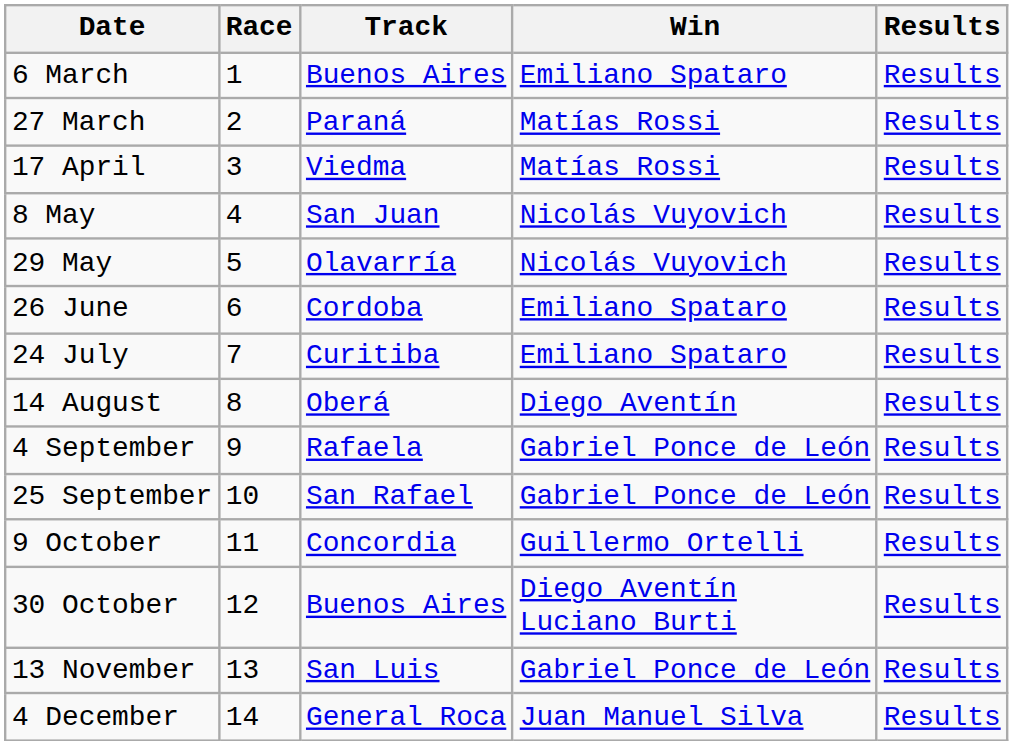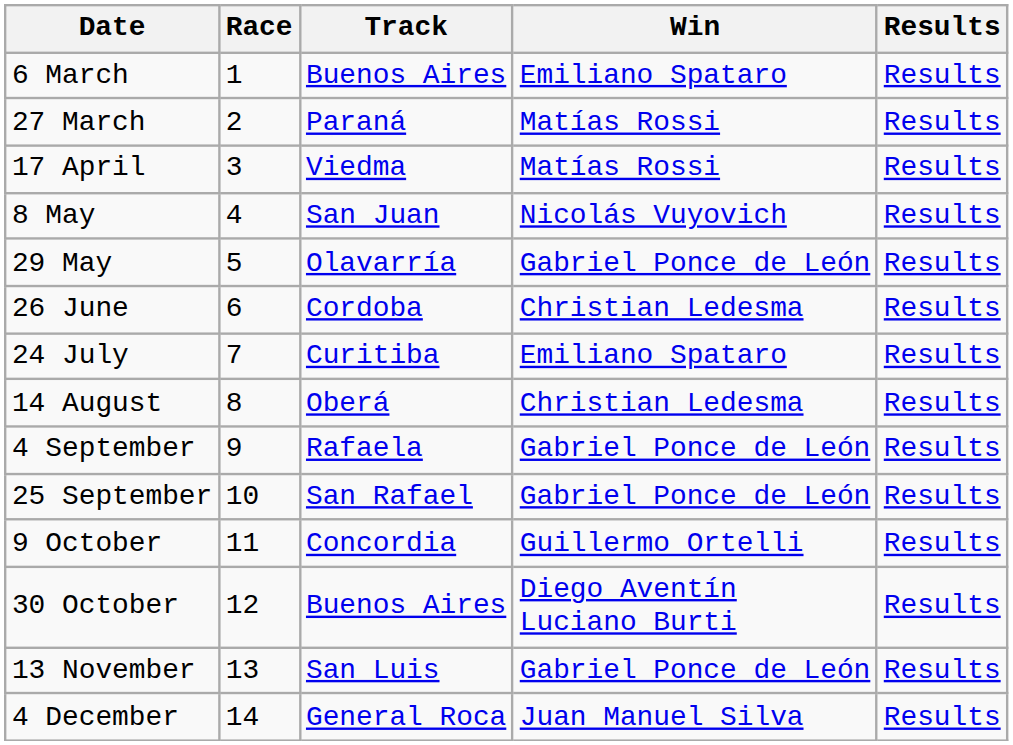(653, 262) Nicolás Vuyovich -> (695, 262) Gabriel Ponce de León
(653, 309) Emiliano Spataro -> (662, 309) Christian Ledesma
(628, 403) Diego Aventín -> (662, 403) Christian Ledesma
